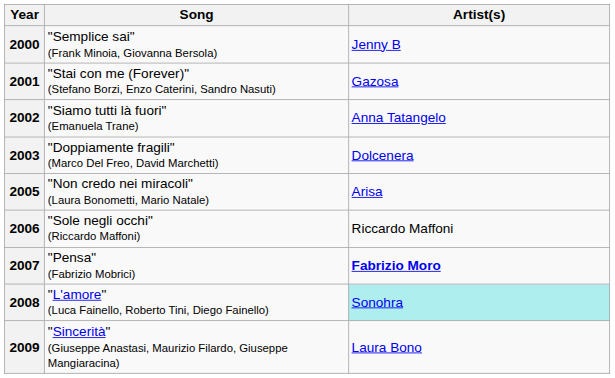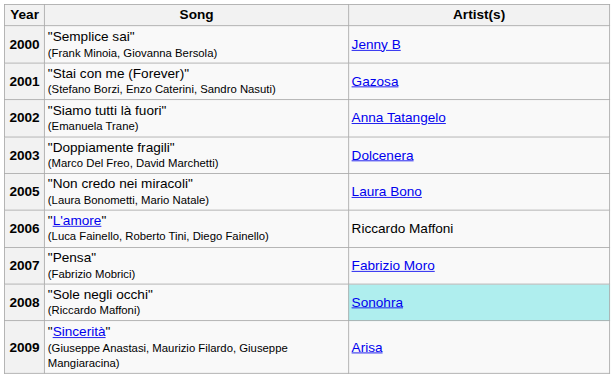(367, 191) Arisa -> (387, 191) Laura Bono
(100, 228) "Sole negli occhi" (Riccardo Maffoni) -> (158, 228) "L'amore" (Luca Fainello, Roberto Tini, Diego Fainello)
(396, 265) bold -> (393, 265) normal
(158, 302) "L'amore" (Luca Fainello, Roberto Tini, Diego Fainello) -> (100, 302) "Sole negli occhi" (Riccardo Maffoni)
(387, 347) Laura Bono -> (367, 347) Arisa
